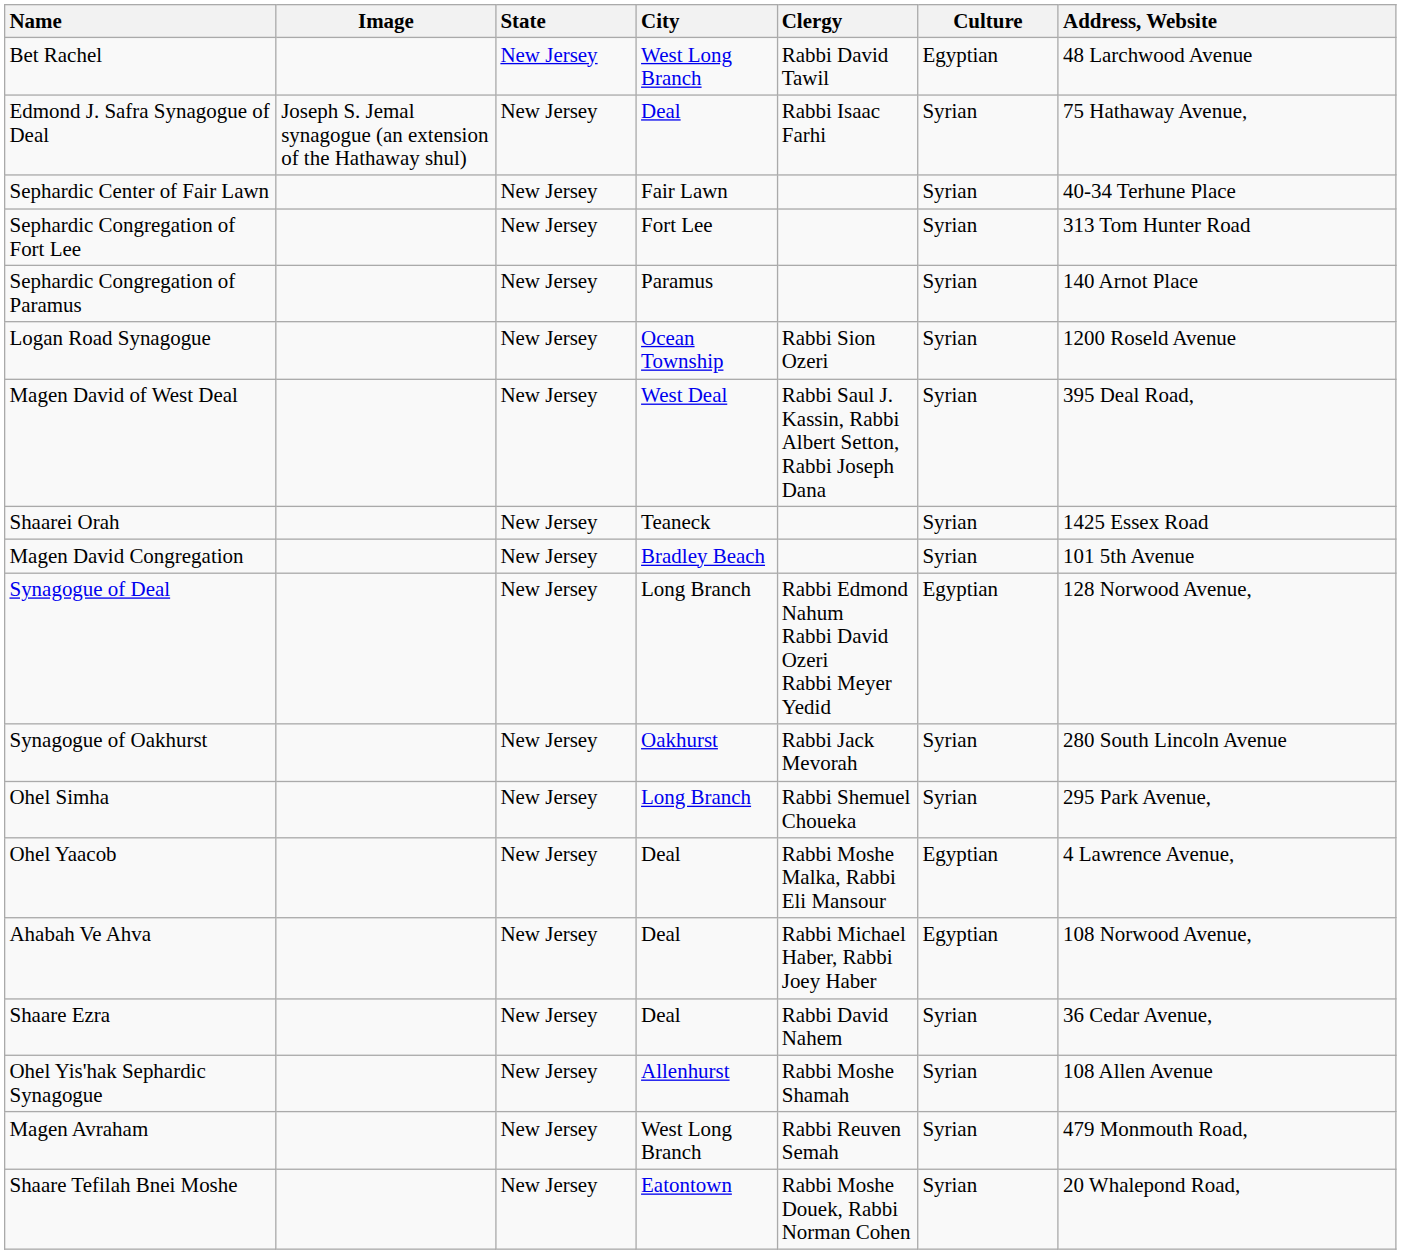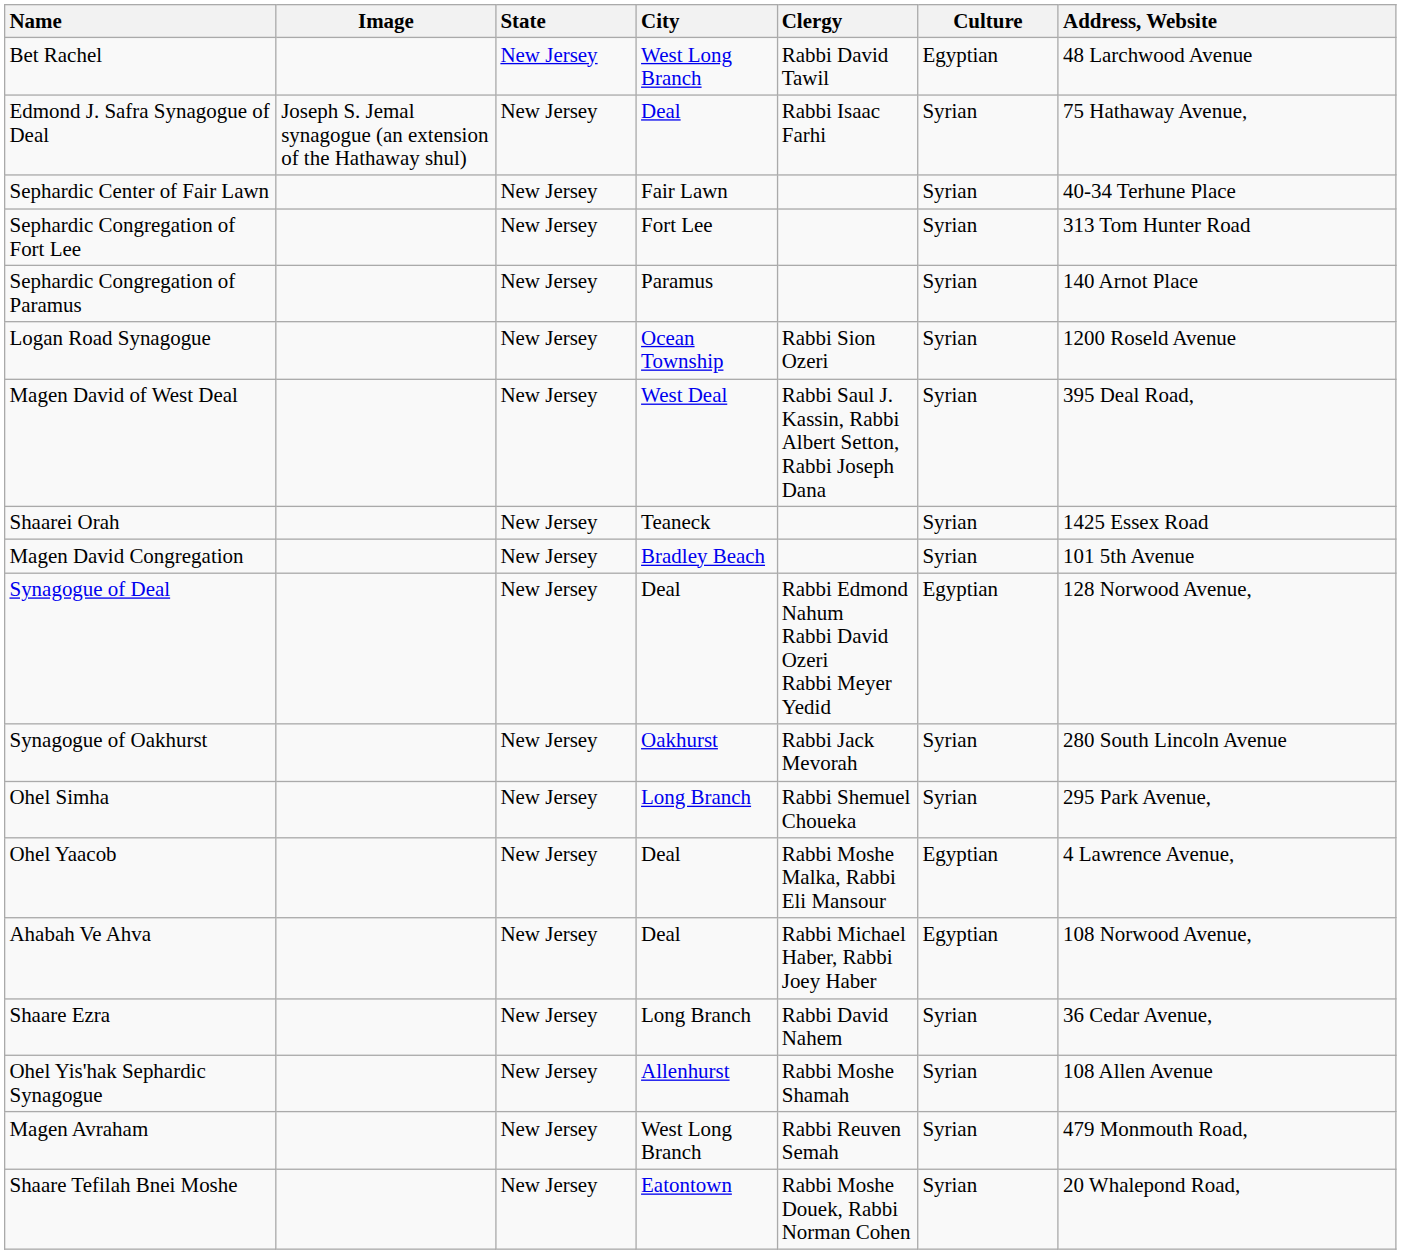(696, 589) Long Branch -> (661, 589) Deal
(661, 1014) Deal -> (696, 1014) Long Branch
